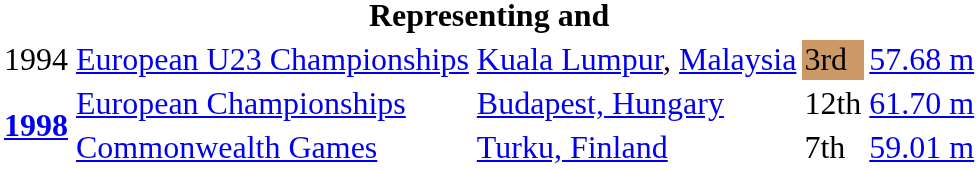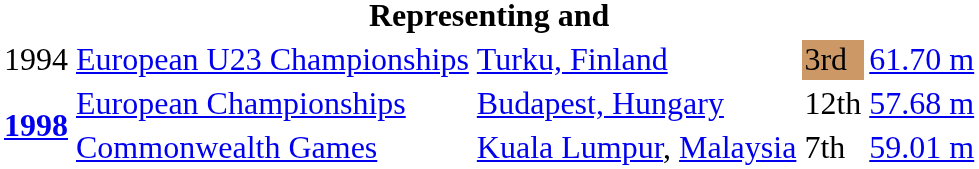(637, 59) Kuala Lumpur, Malaysia -> (572, 59) Turku, Finland
(922, 59) 57.68 m -> (922, 59) 61.70 m
(922, 103) 61.70 m -> (922, 103) 57.68 m
(572, 147) Turku, Finland -> (637, 147) Kuala Lumpur, Malaysia
